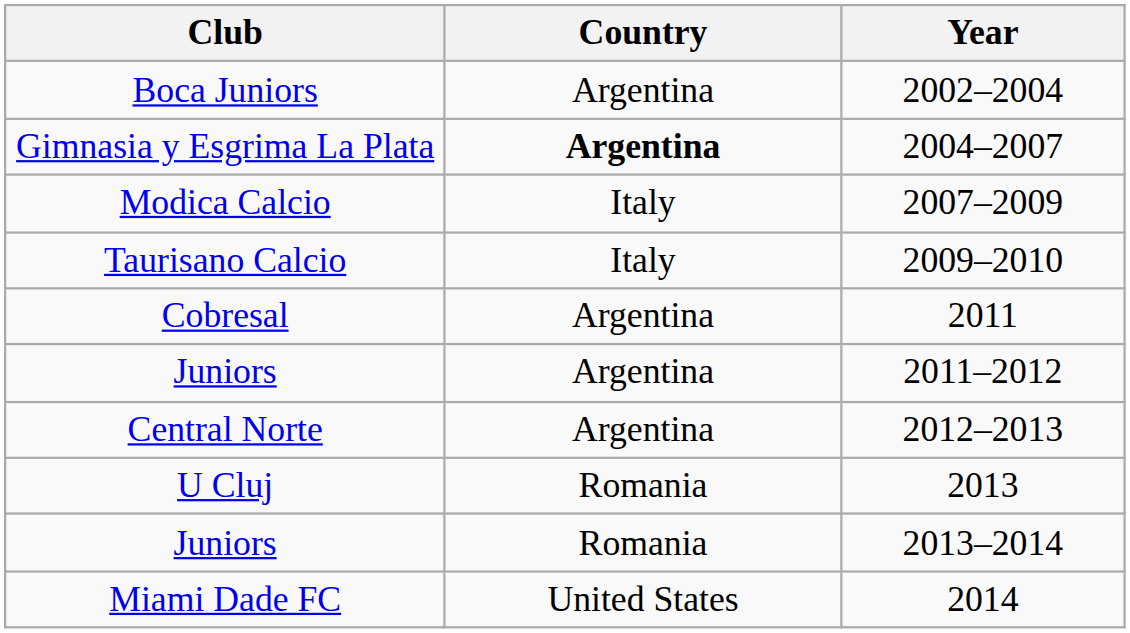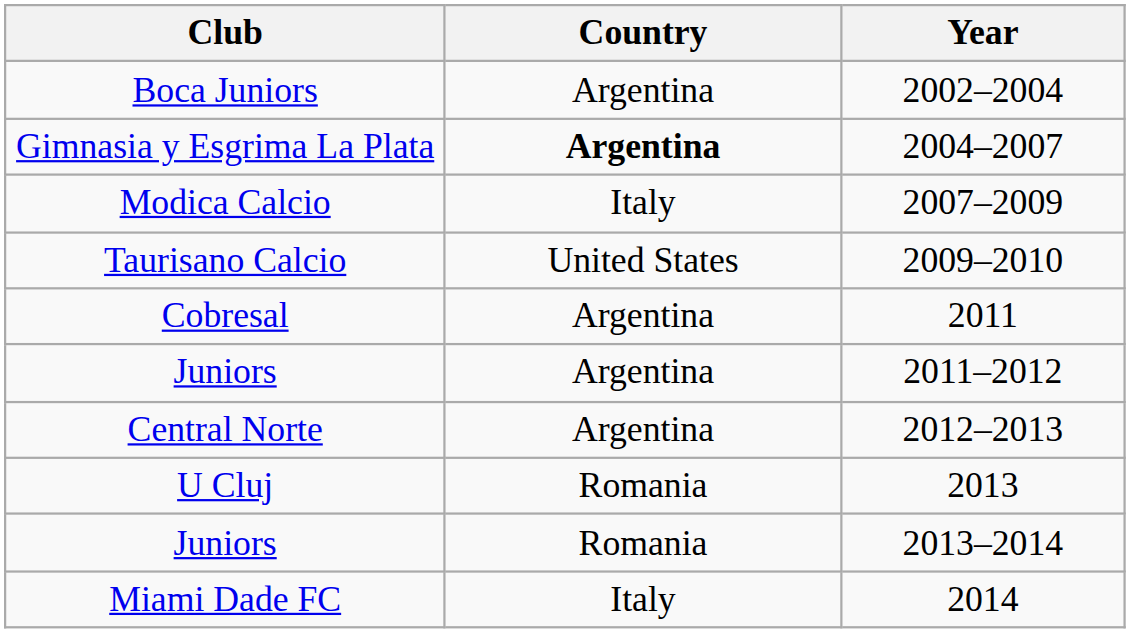(643, 259) Italy -> (643, 259) United States
(643, 598) United States -> (643, 598) Italy
